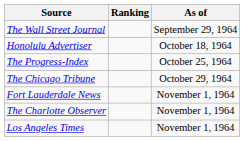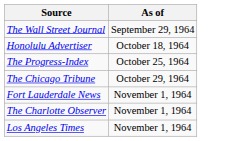- column: (130, 12)
